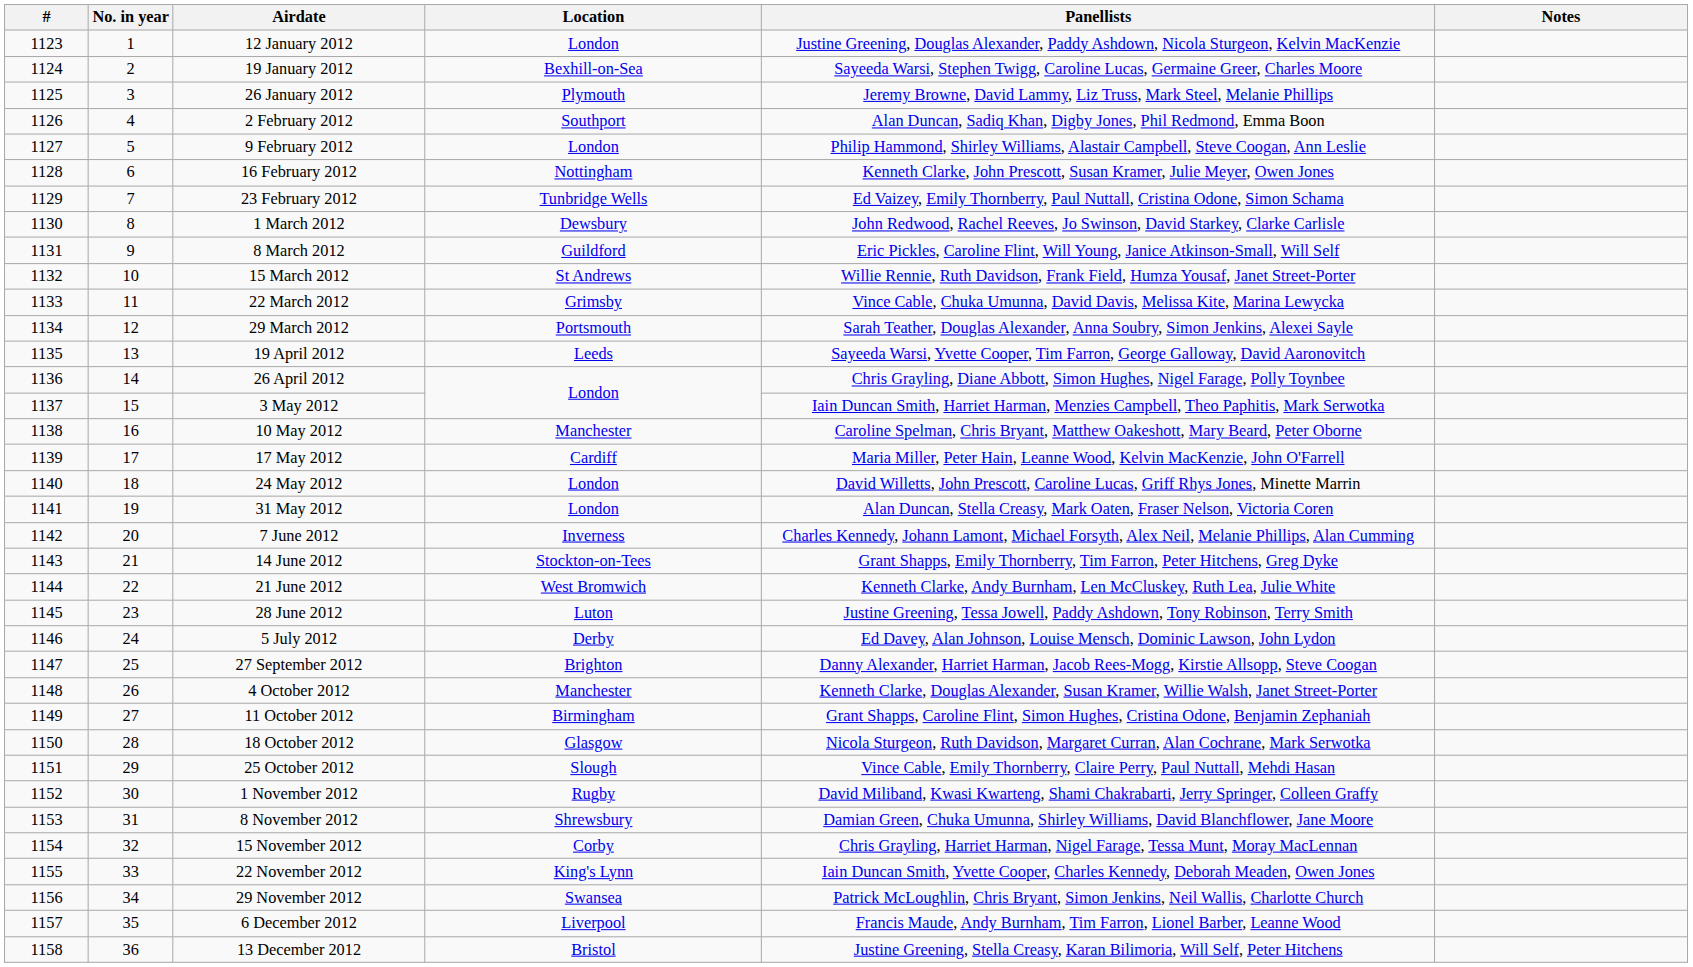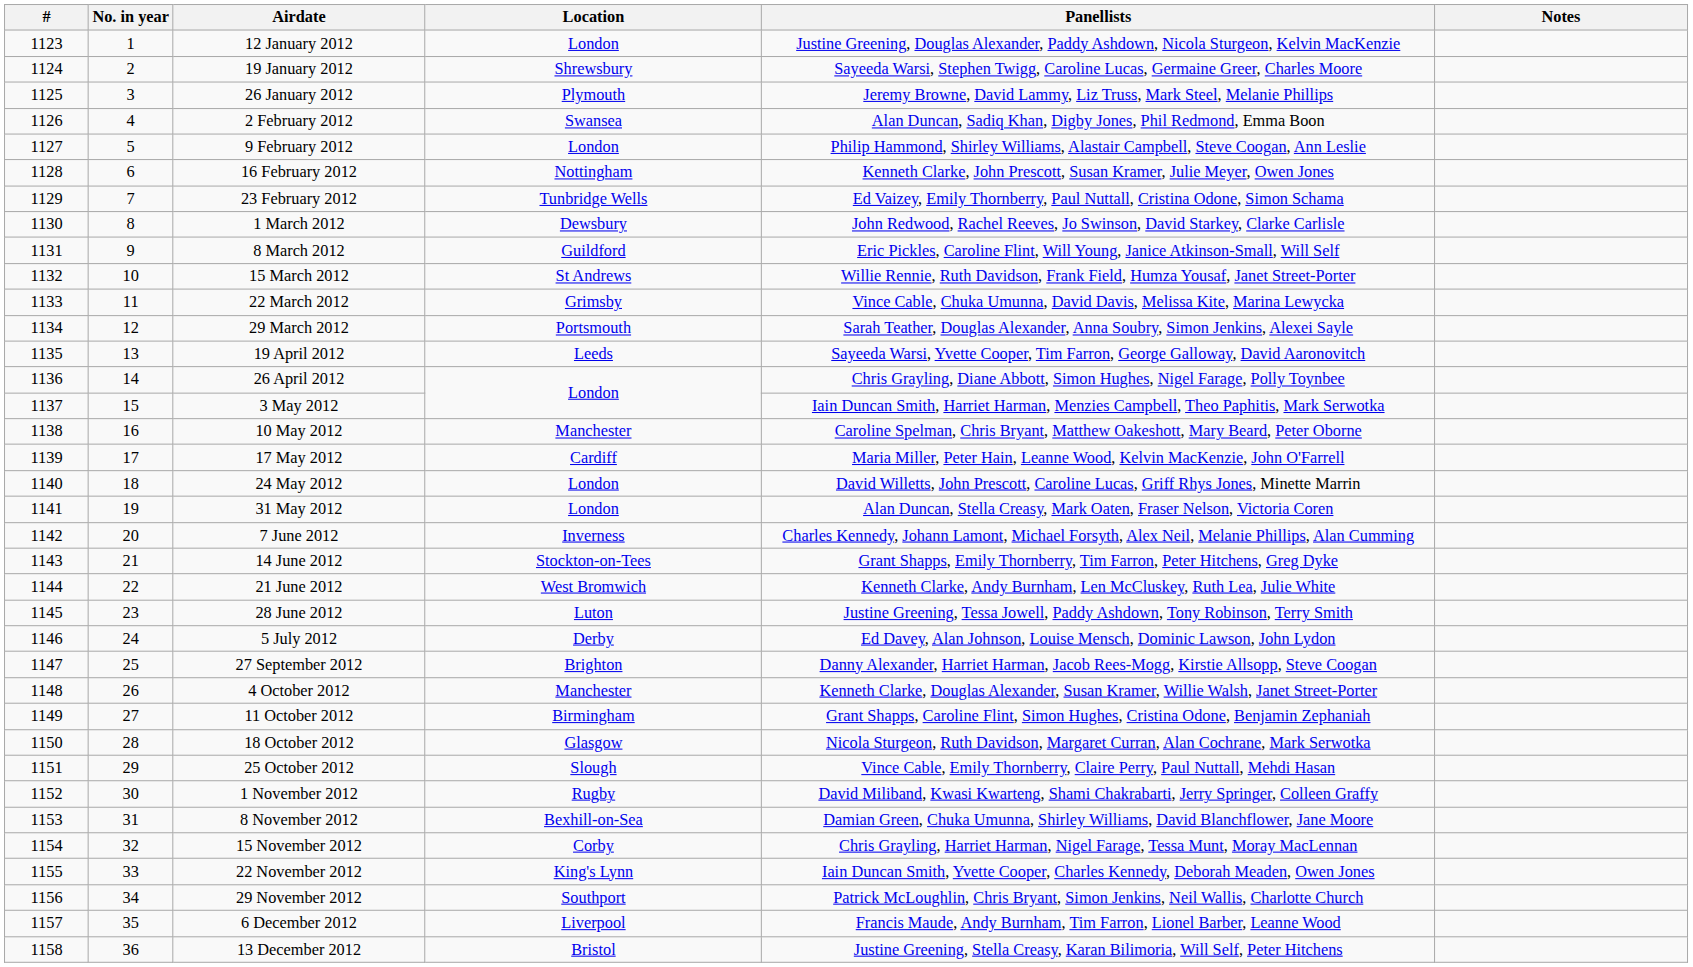(593, 69) Bexhill-on-Sea -> (593, 69) Shrewsbury
(593, 120) Southport -> (593, 120) Swansea
(593, 819) Shrewsbury -> (593, 819) Bexhill-on-Sea
(593, 897) Swansea -> (593, 897) Southport
